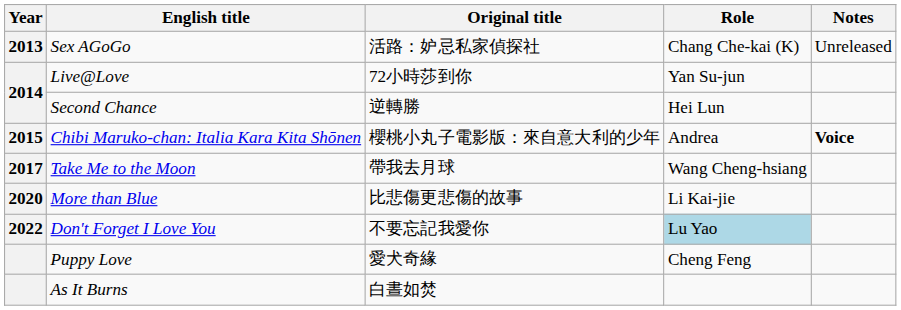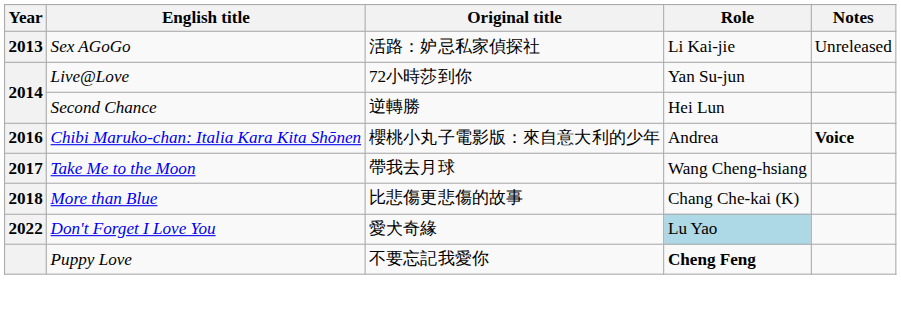(734, 46) Chang Che-kai (K) -> (701, 46) Li Kai-jie
(26, 137) 2015 -> (26, 137) 2016
(26, 198) 2020 -> (26, 198) 2018
(701, 198) Li Kai-jie -> (734, 198) Chang Che-kai (K)
(429, 228) 不要忘記我愛你 -> (403, 228) 愛犬奇緣
(403, 258) 愛犬奇緣 -> (429, 258) 不要忘記我愛你
(710, 259) normal -> (712, 259) bold
- row: (89, 289)
